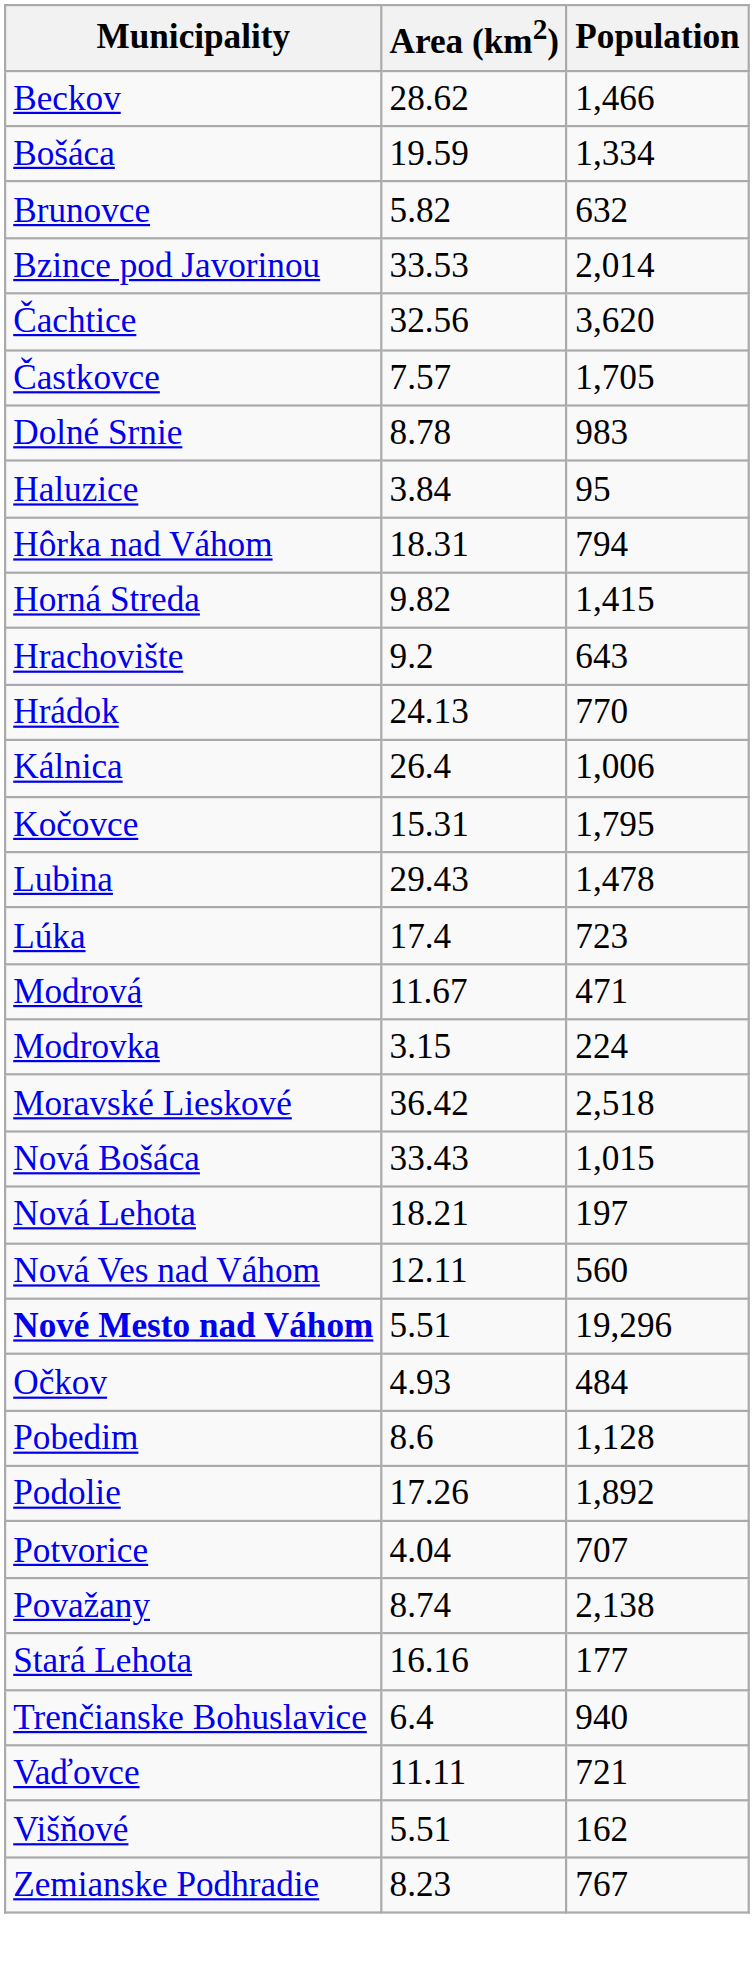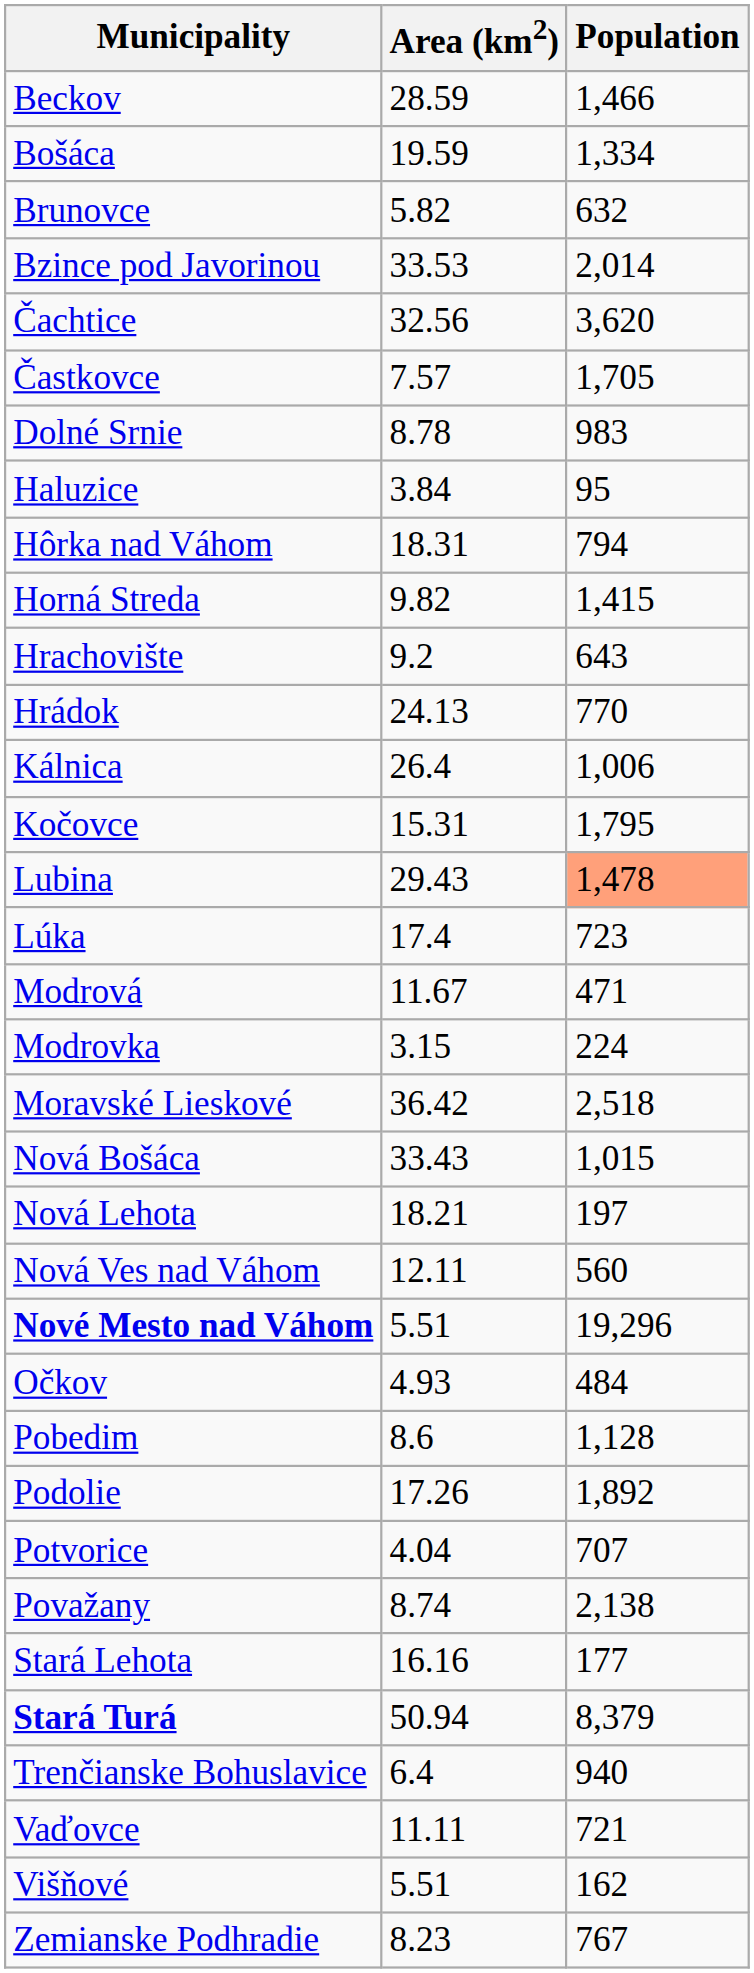(429, 97) 28.62 -> (429, 97) 28.59
(615, 879) no background -> (615, 879) lightsalmon background
+ row: (95, 1716)
